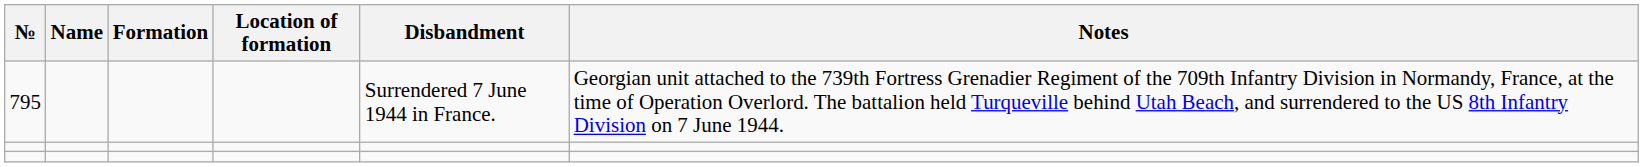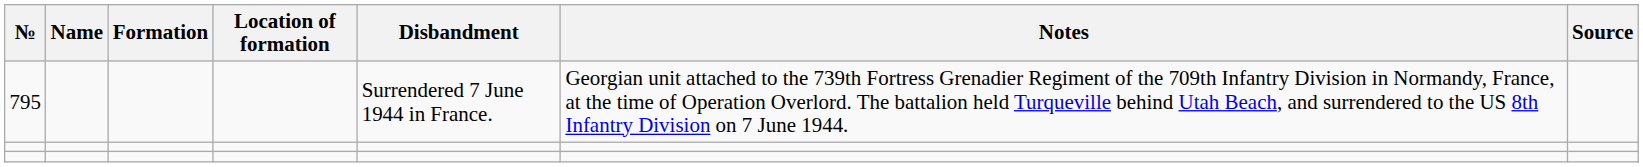+ column: (1603, 32)
